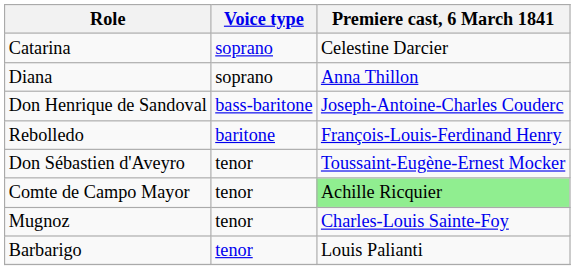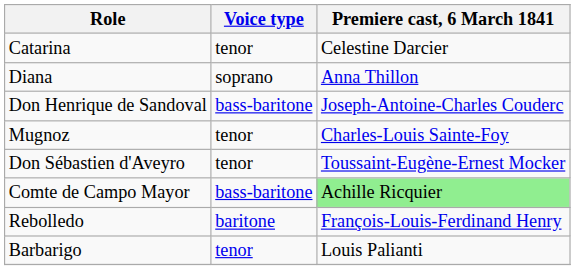(244, 47) soprano -> (234, 47) tenor
rows swapped: (46, 134) <-> (39, 221)
(234, 192) tenor -> (264, 192) bass-baritone
